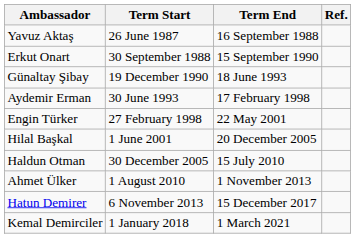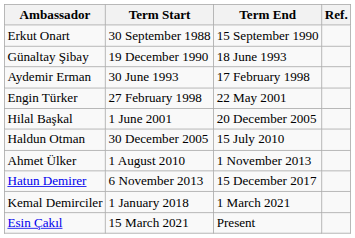- row: (40, 35)
+ row: (35, 222)
